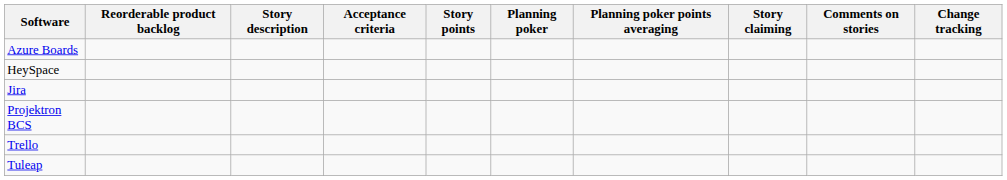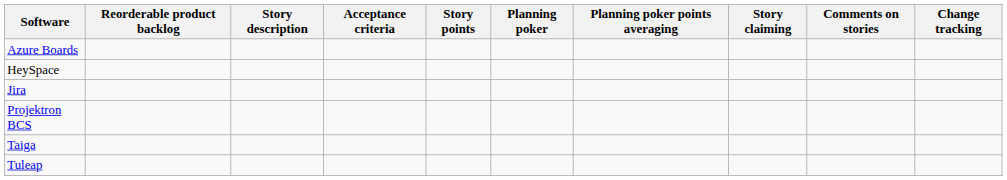+ row: (21, 144)
- row: (23, 144)
